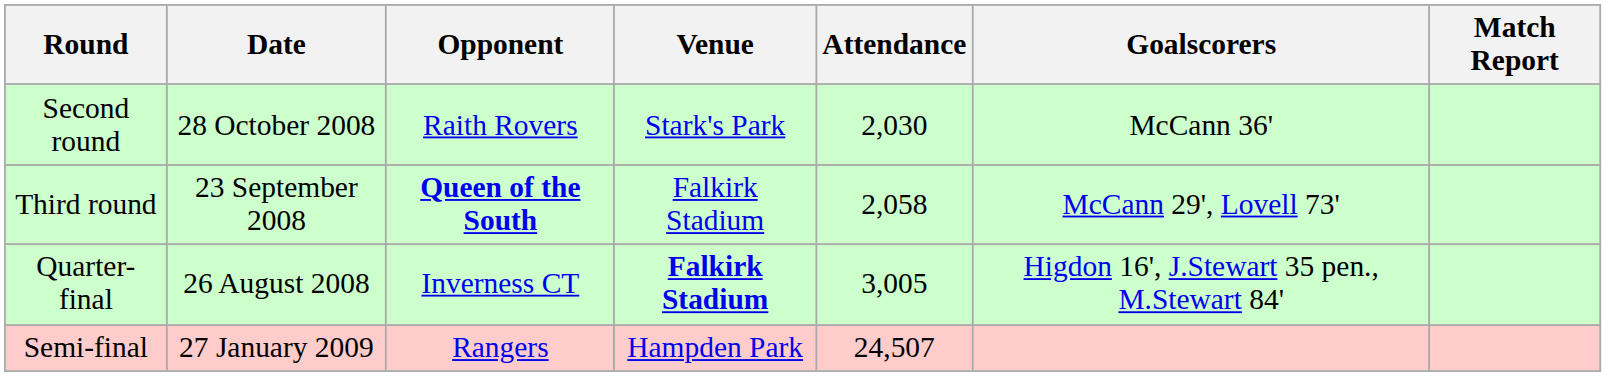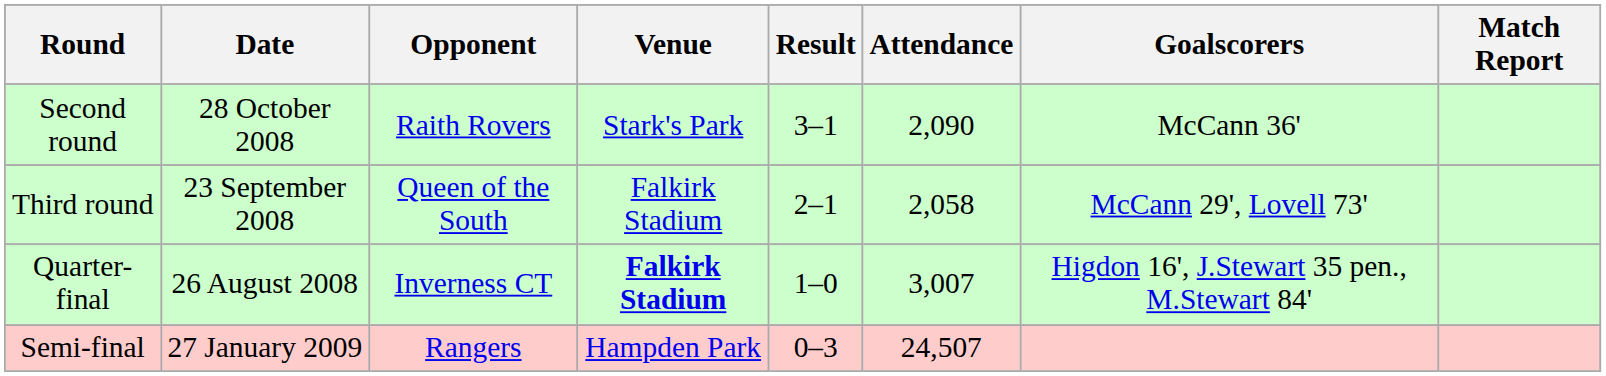+ column: (816, 44)
(894, 124) 2,030 -> (941, 124) 2,090
(500, 204) bold -> (473, 204) normal
(894, 283) 3,005 -> (941, 283) 3,007
